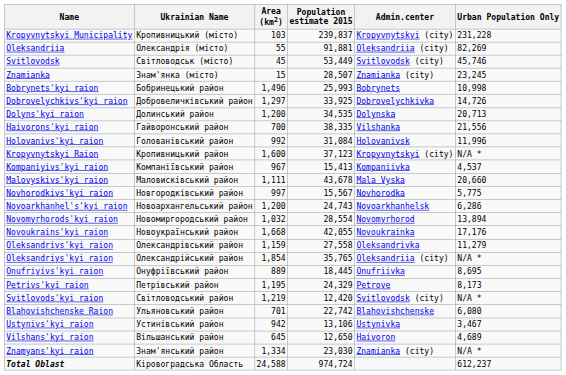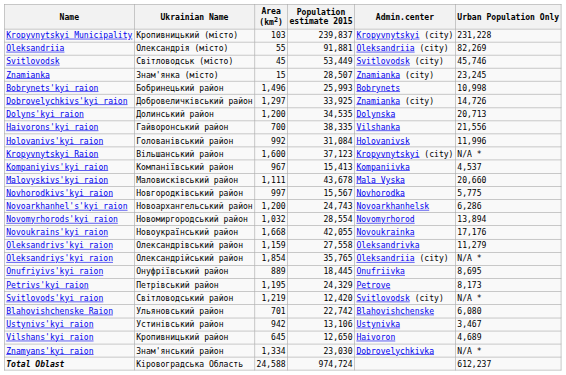(395, 101) Dobrovelychkivka -> (395, 101) Znamianka (city)
(182, 154) Кропивницький район -> (180, 154) Вільшанський район
(180, 338) Вільшанський район -> (182, 338) Кропивницький район
(395, 351) Znamianka (city) -> (395, 351) Dobrovelychkivka
